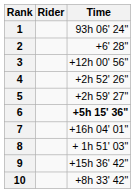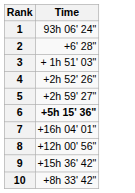- column: (51, 12)
(99, 63) +12h 00' 56" -> (68, 63) + 1h 51' 03"
(100, 146) + 1h 51' 03" -> (67, 146) +12h 00' 56"
